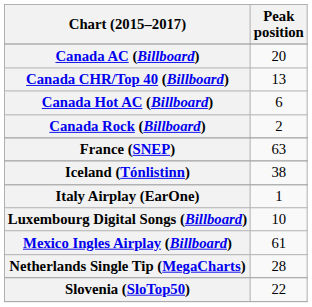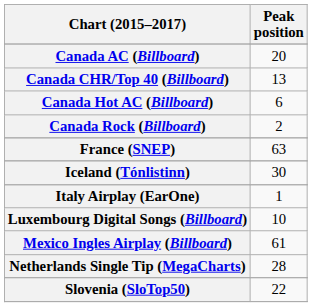(279, 172) 38 -> (279, 172) 30
